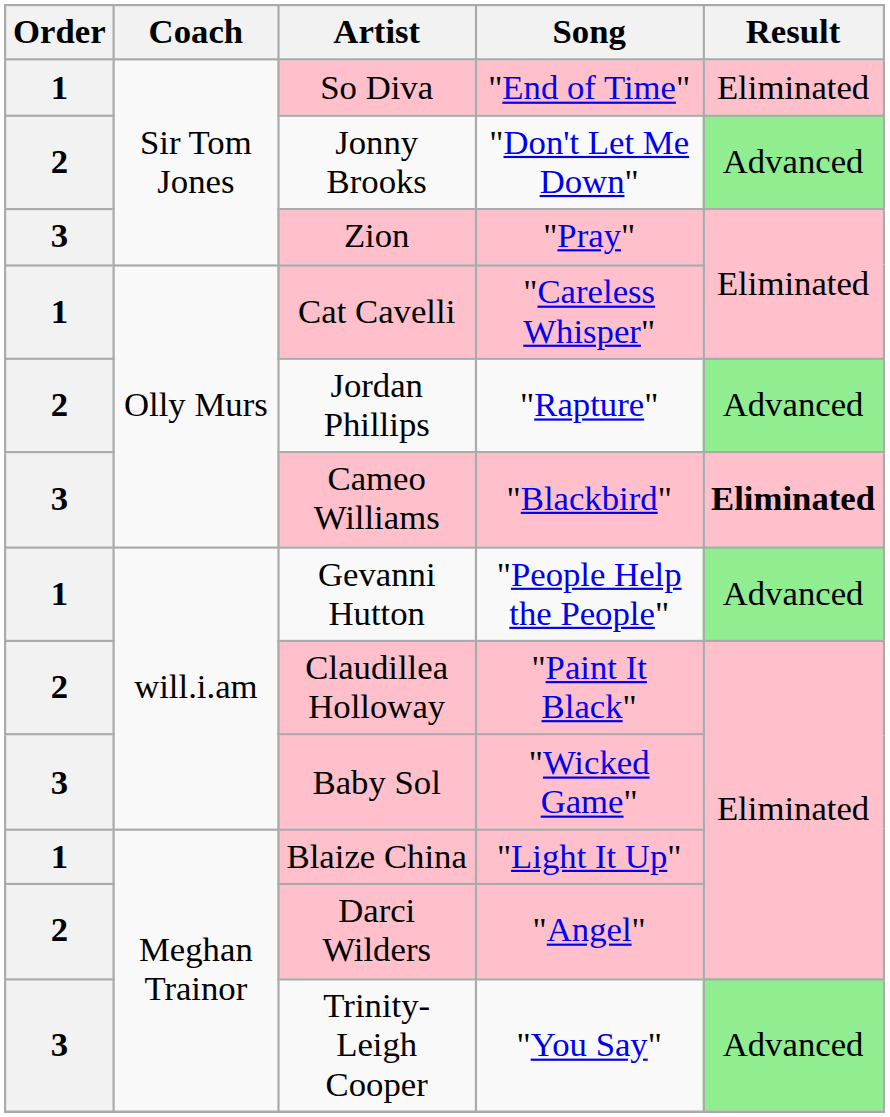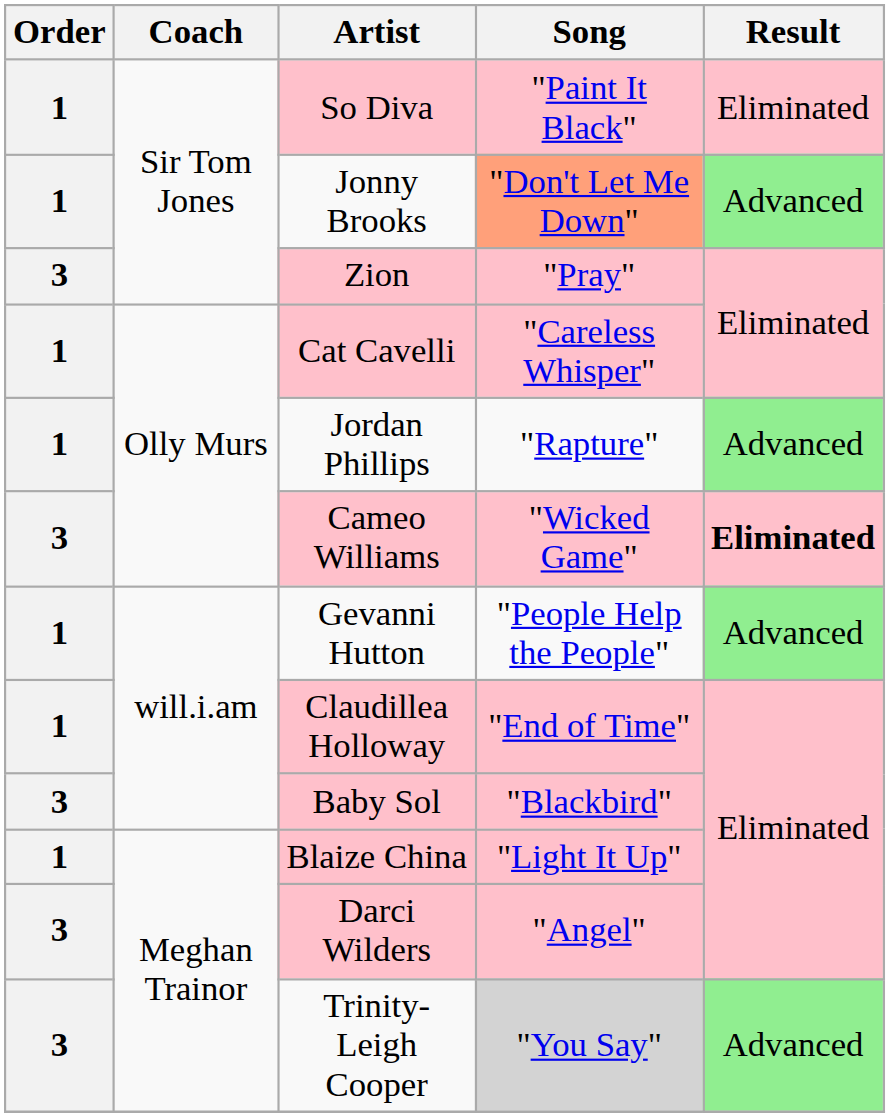(589, 87) "End of Time" -> (589, 106) "Paint It Black"
(59, 161) 2 -> (59, 200) 1
(589, 161) no background -> (589, 200) lightsalmon background
(59, 405) 2 -> (59, 444) 1
(589, 499) "Blackbird" -> (589, 538) "Wicked Game"
(59, 687) 2 -> (59, 726) 1
(589, 687) "Paint It Black" -> (589, 726) "End of Time"
(589, 781) "Wicked Game" -> (589, 801) "Blackbird"
(59, 930) 2 -> (59, 930) 3
(589, 1044) no background -> (589, 1044) lightgrey background
